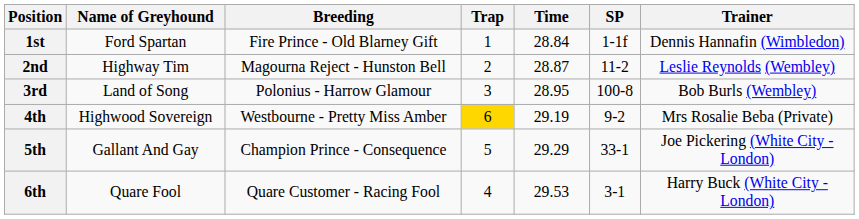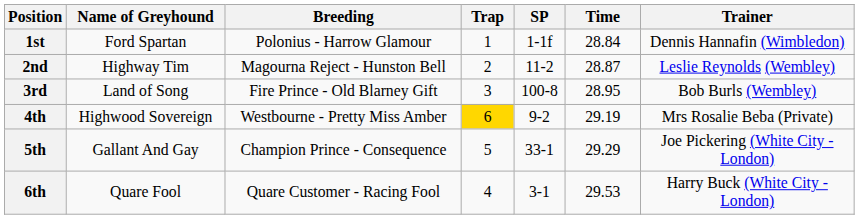columns swapped: (615, 16) <-> (551, 16)
(343, 41) Fire Prince - Old Blarney Gift -> (343, 41) Polonius - Harrow Glamour
(343, 91) Polonius - Harrow Glamour -> (343, 91) Fire Prince - Old Blarney Gift
